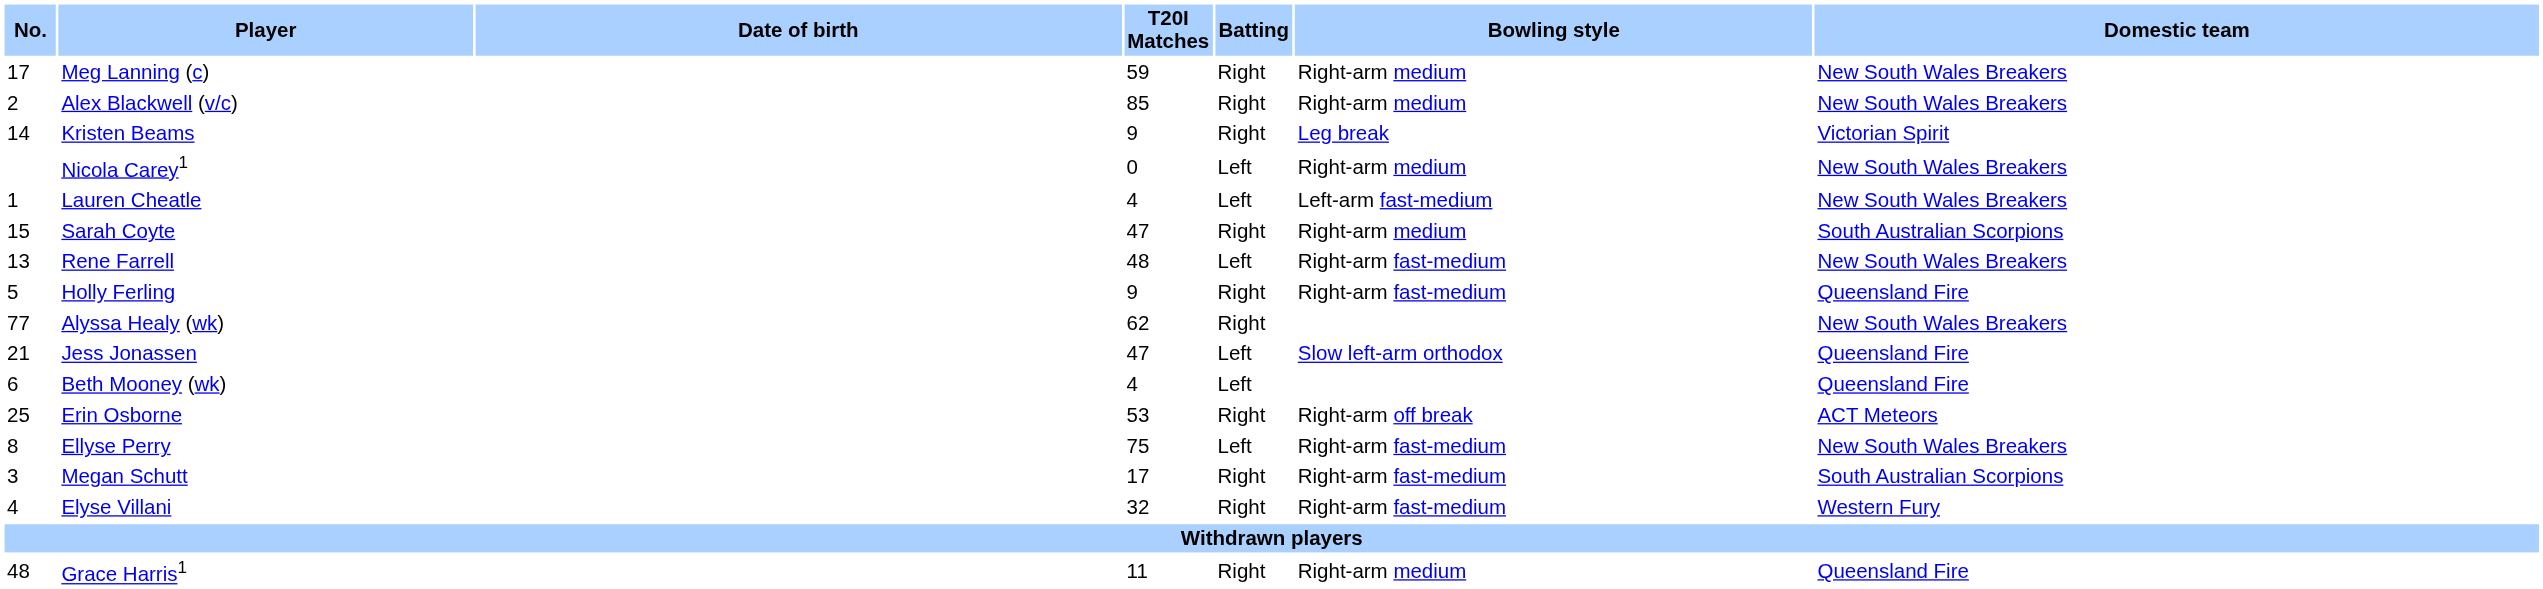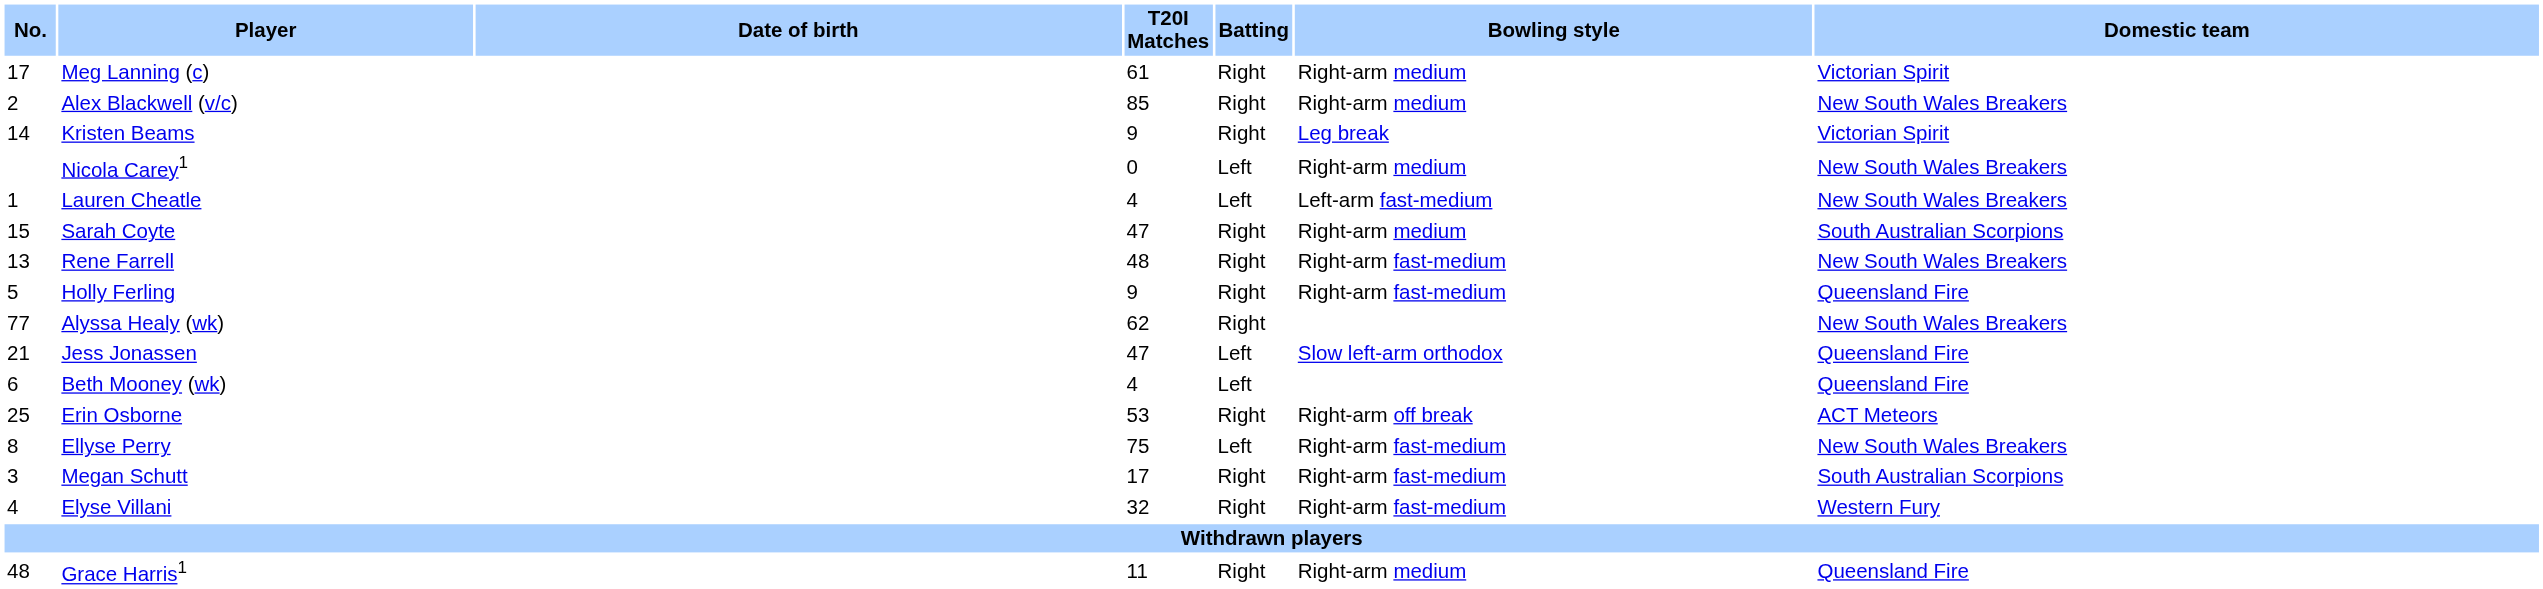(1138, 72) 59 -> (1138, 72) 61
(1942, 72) New South Wales Breakers -> (1883, 72) Victorian Spirit
(1235, 262) Left -> (1241, 262) Right
